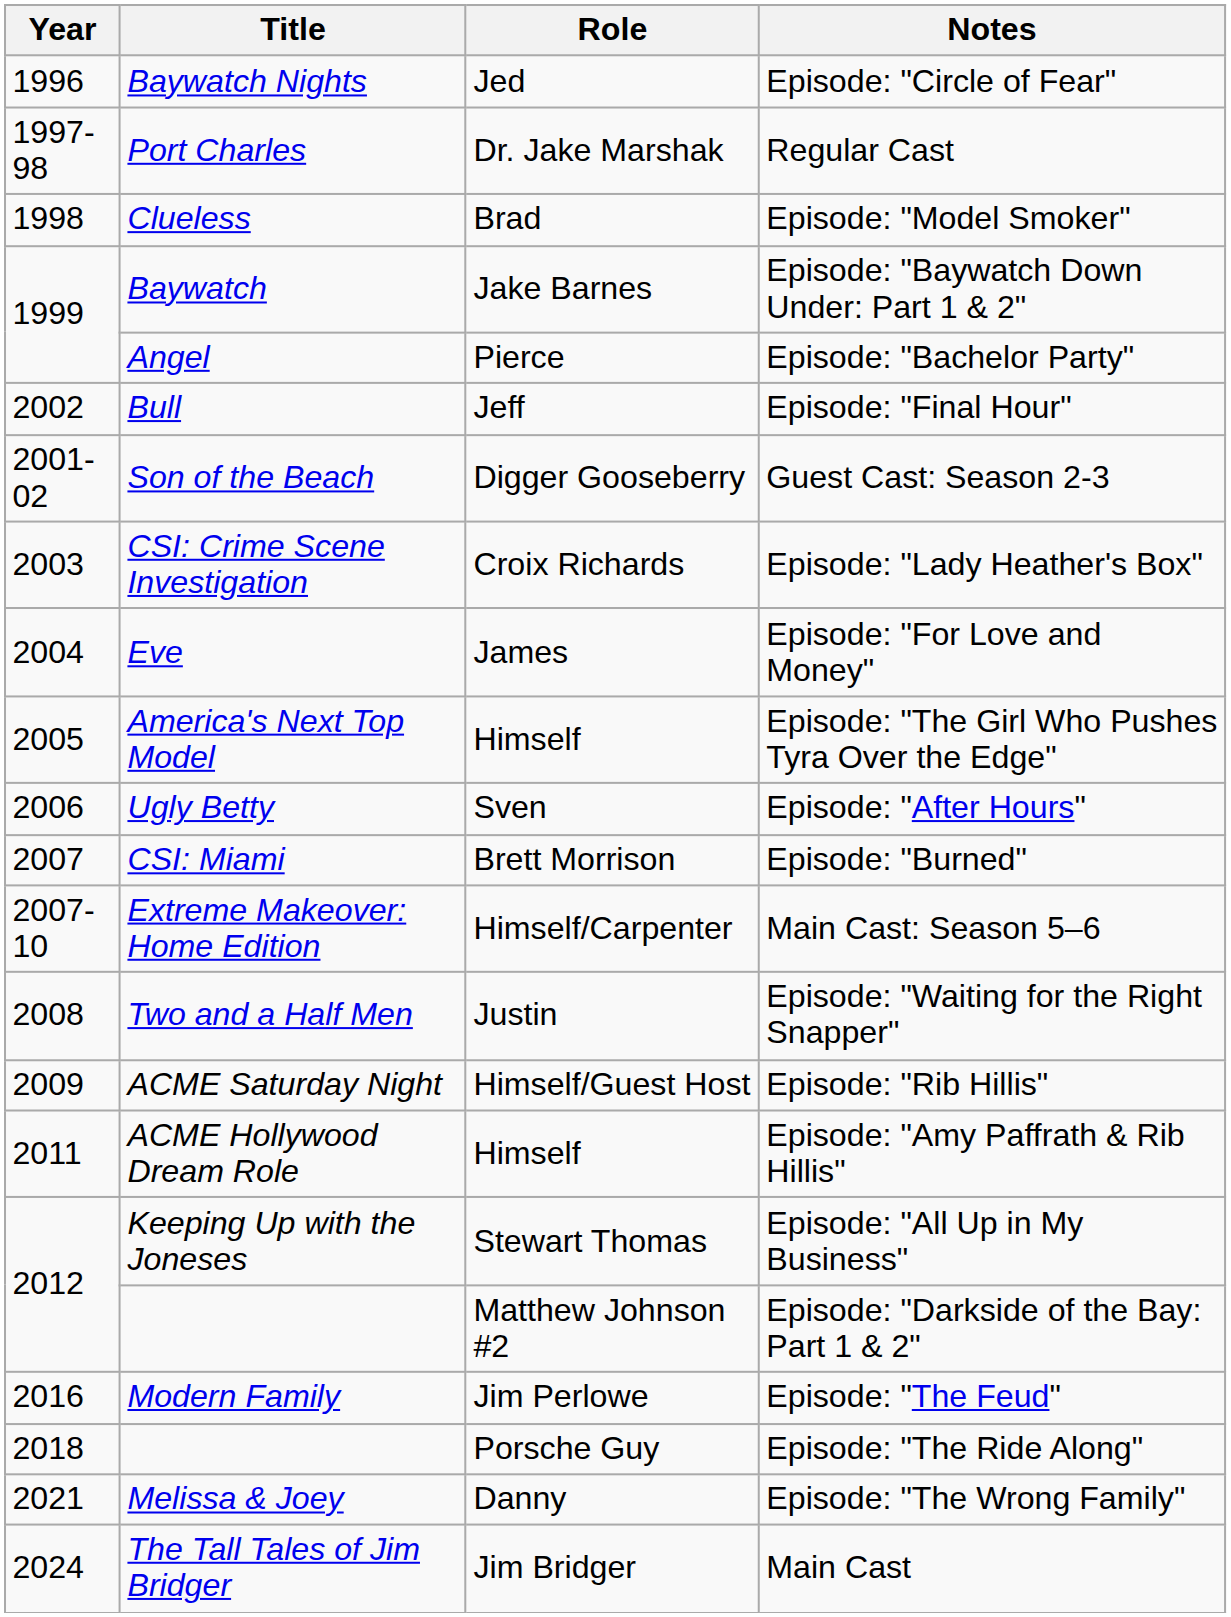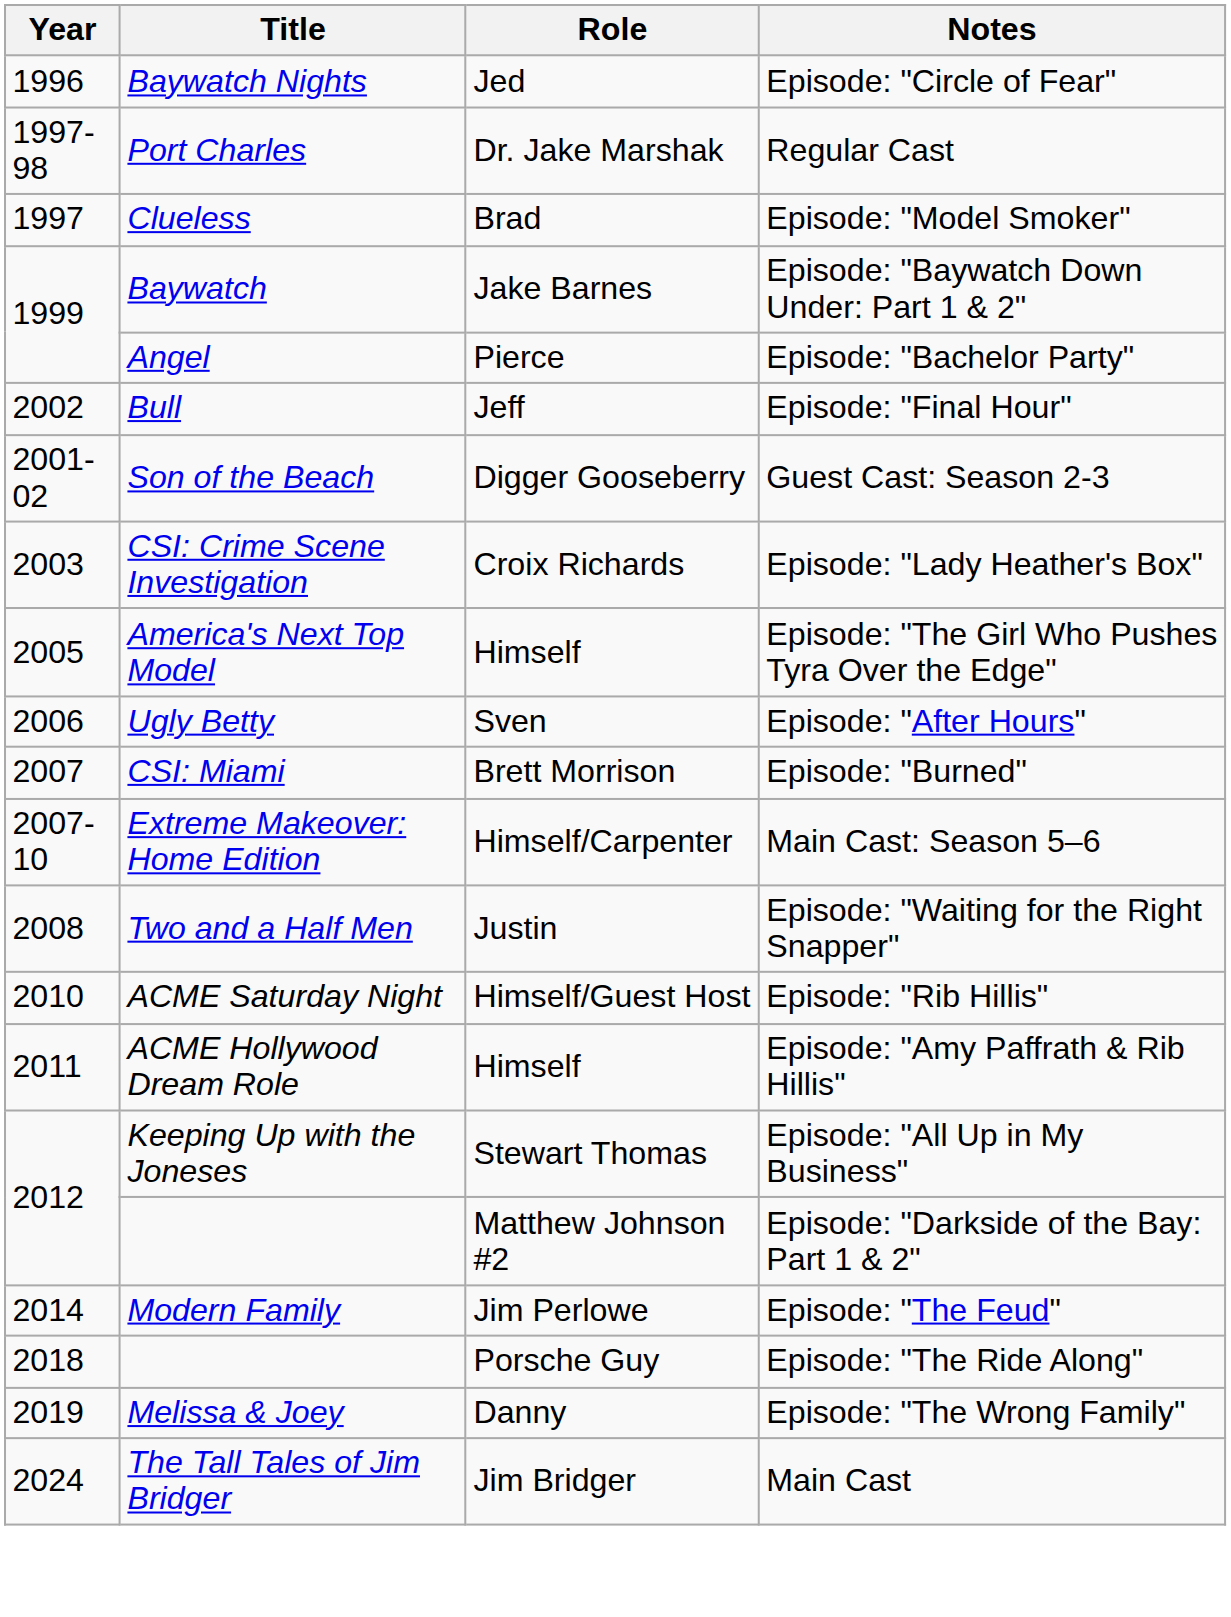(48, 219) 1998 -> (48, 219) 1997
- row: (934, 651)
(48, 1084) 2009 -> (48, 997) 2010
(48, 1397) 2016 -> (48, 1309) 2014
(48, 1499) 2021 -> (48, 1411) 2019
